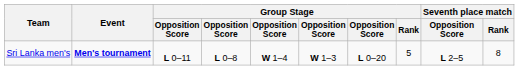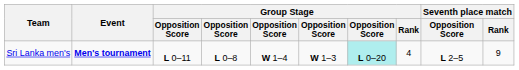(372, 58) no background -> (372, 58) paleturquoise background
(409, 53) 5 -> (409, 53) 4
(498, 53) 8 -> (498, 53) 9
